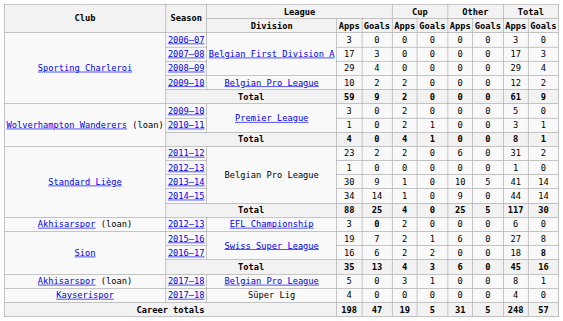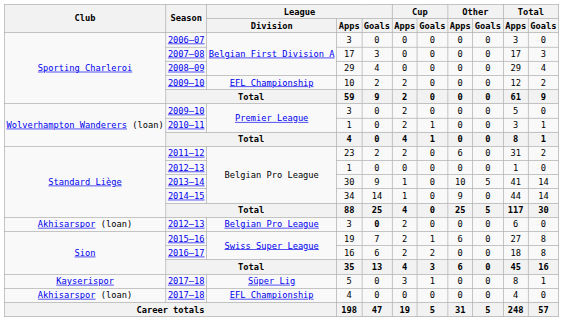(272, 82) Belgian Pro League -> (272, 82) EFL Championship
(272, 224) EFL Championship -> (272, 224) Belgian Pro League
(543, 253) bold -> (543, 253) normal
(85, 281) Akhisarspor (loan) -> (85, 281) Kayserispor
(272, 281) Belgian Pro League -> (272, 281) Süper Lig
(85, 295) Kayserispor -> (85, 295) Akhisarspor (loan)
(272, 295) Süper Lig -> (272, 295) EFL Championship
